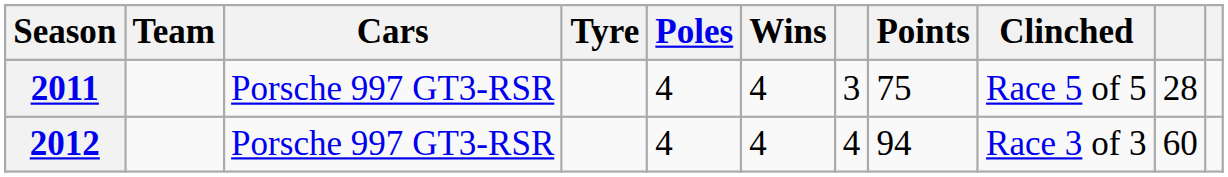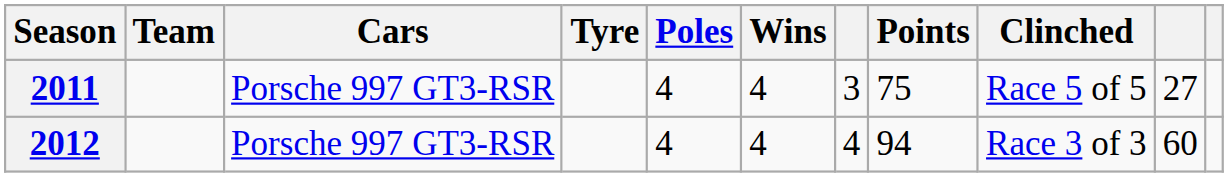(1180, 87) 28 -> (1180, 87) 27
